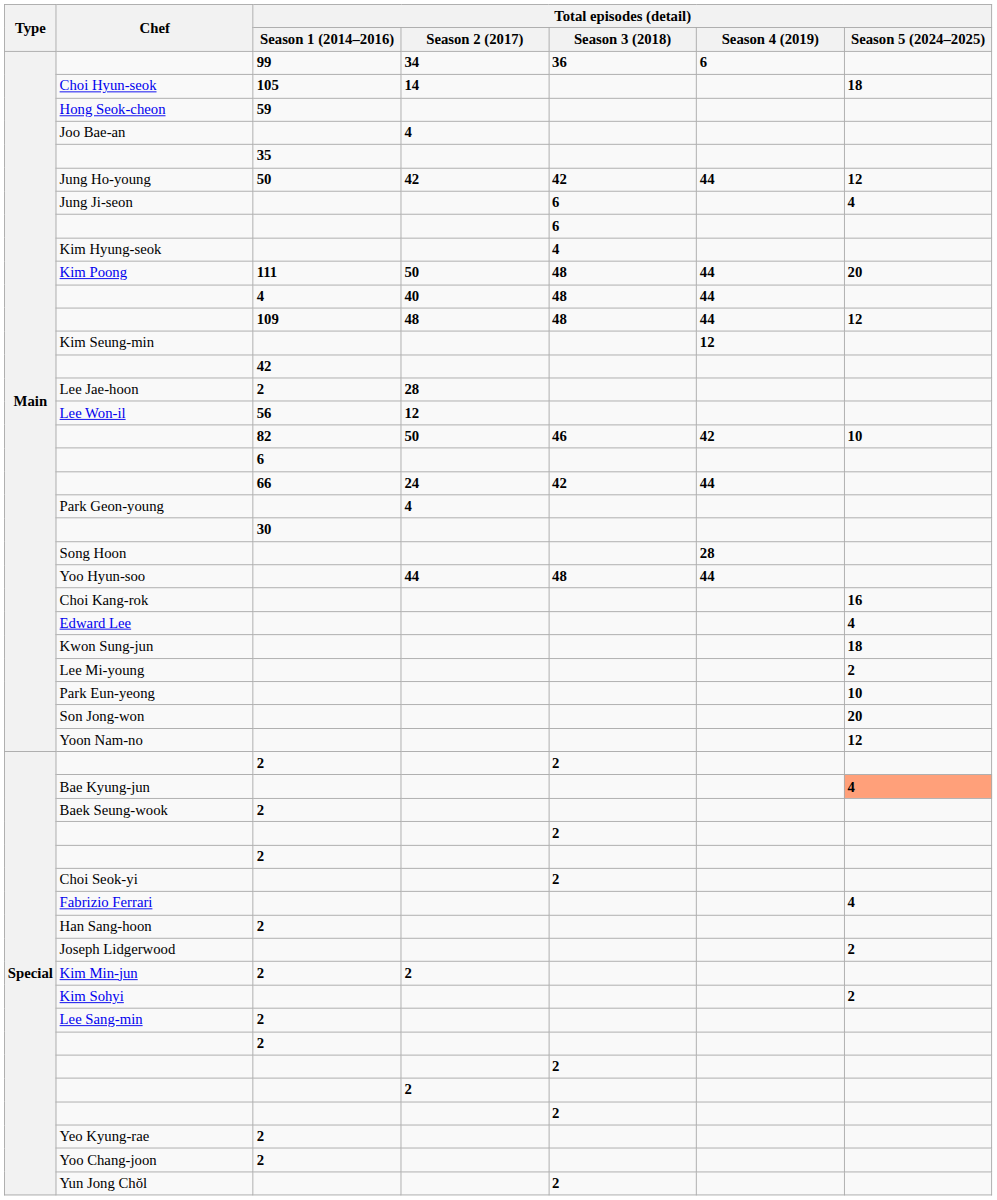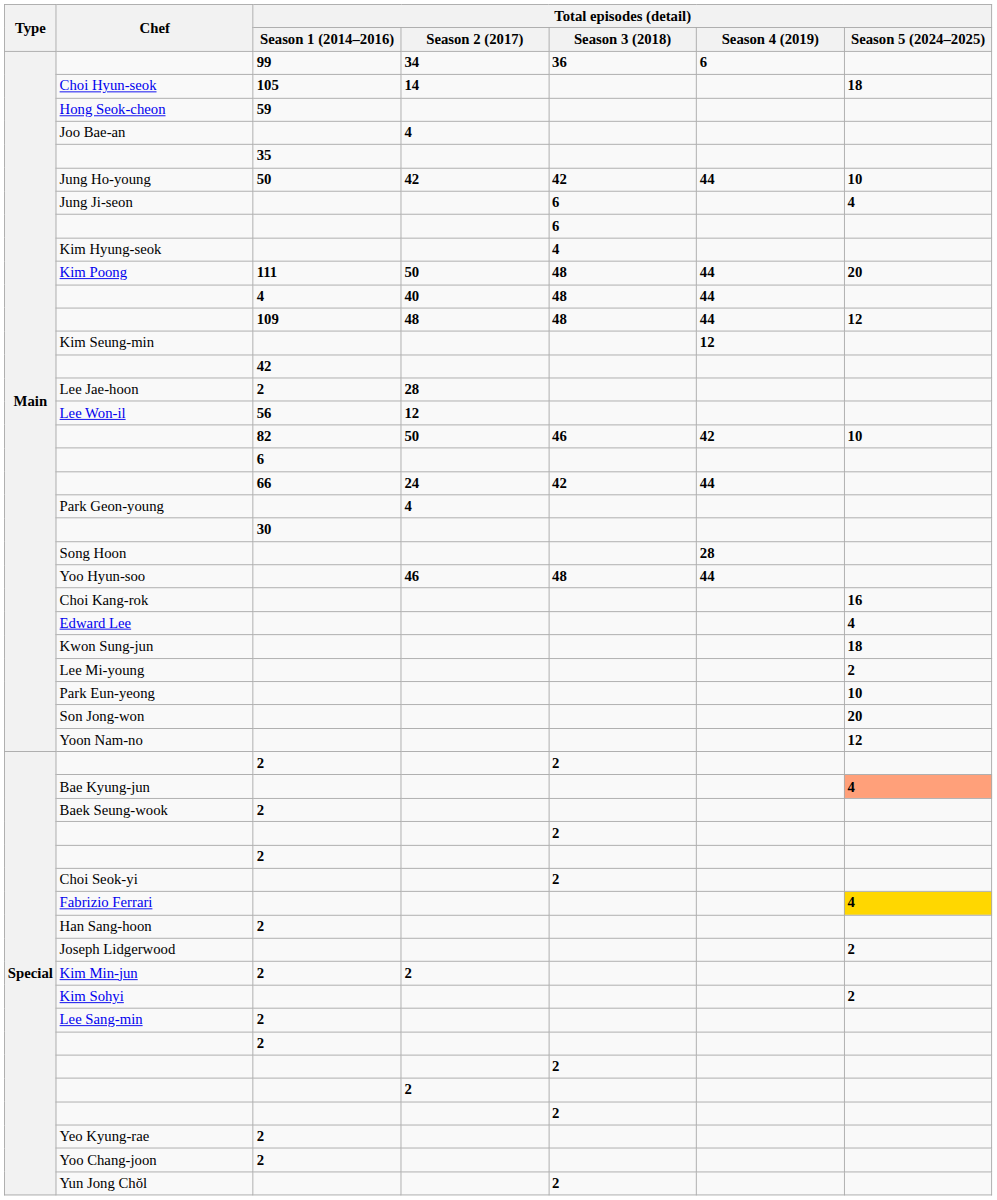(855, 179) 12 -> (855, 179) 10
(412, 576) 44 -> (412, 576) 46
(851, 903) no background -> (851, 903) gold background
